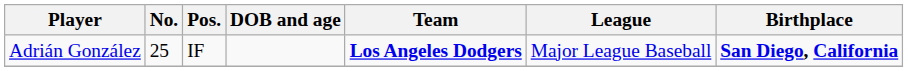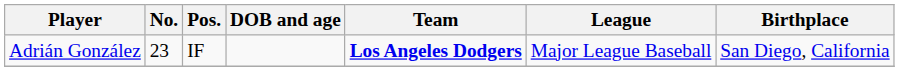(159, 50) 25 -> (159, 50) 23
(809, 50) bold -> (805, 50) normal
